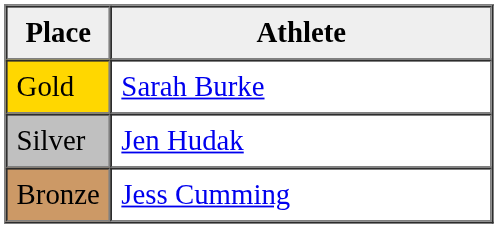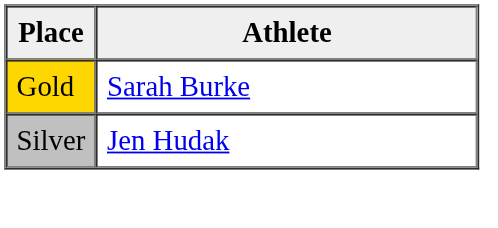- row: (58, 194)
